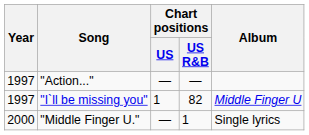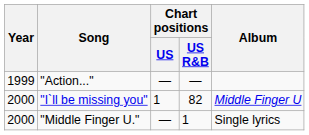(21, 81) 1997 -> (21, 81) 1999
(21, 100) 1997 -> (21, 100) 2000
